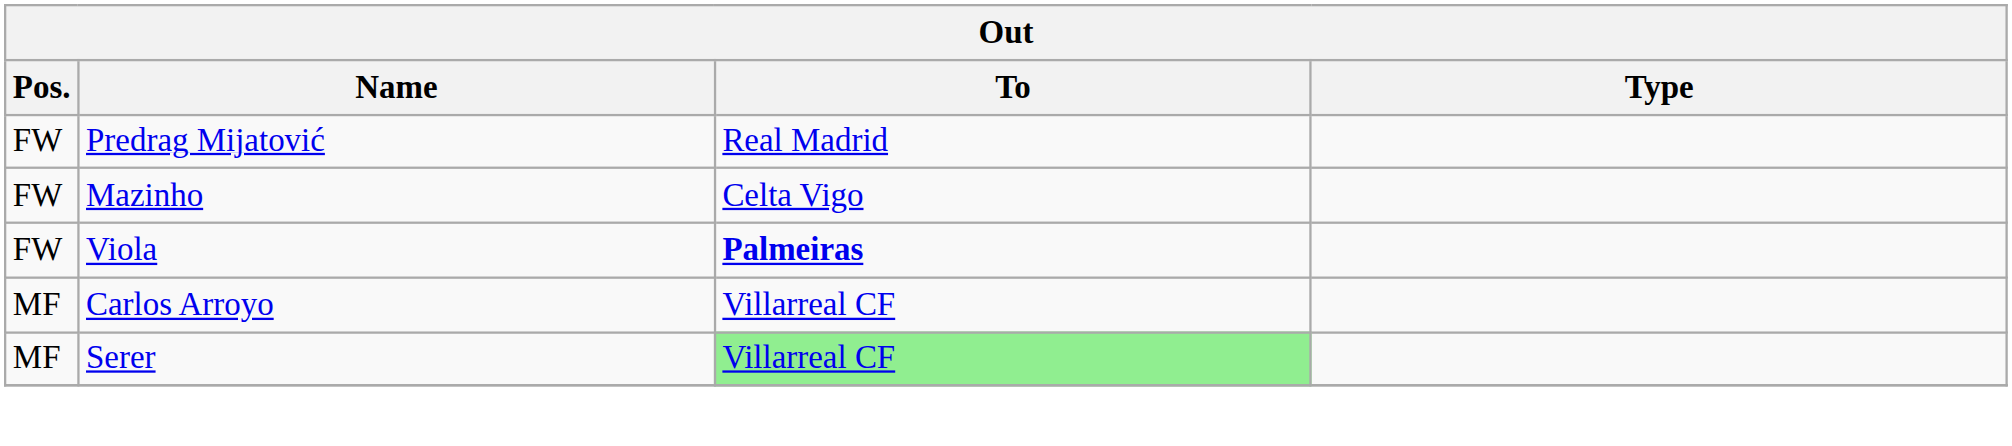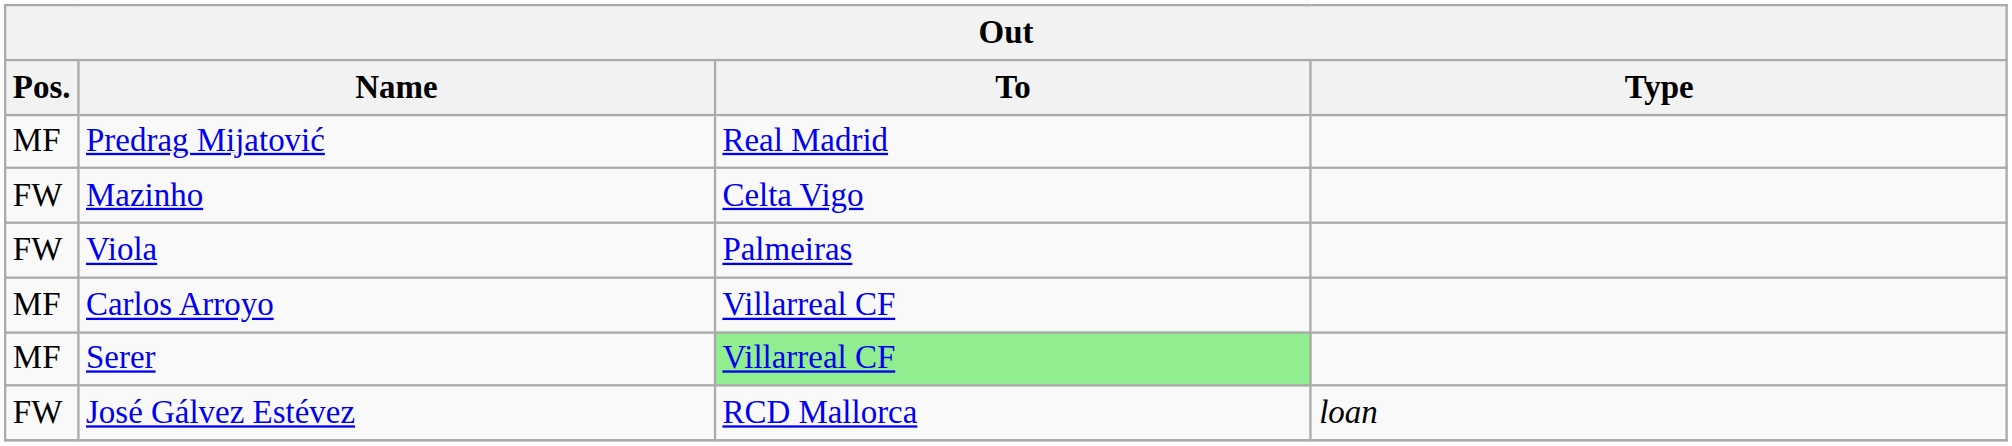(38, 140) FW -> (37, 140) MF
(793, 249) bold -> (787, 249) normal
+ row: (221, 412)
